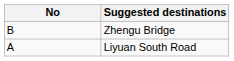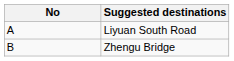rows swapped: (150, 47) <-> (139, 30)
